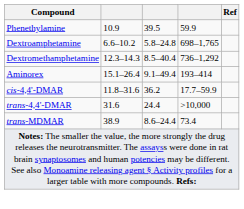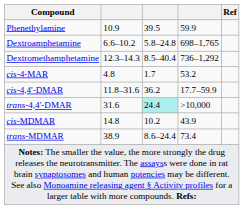- row: (25, 74)
+ row: (27, 74)
(152, 105) no background -> (152, 105) paleturquoise background
+ row: (31, 120)
